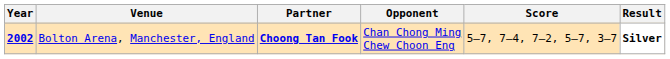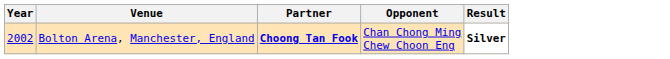- column: (542, 13)
(20, 38) bold -> (20, 38) normal
